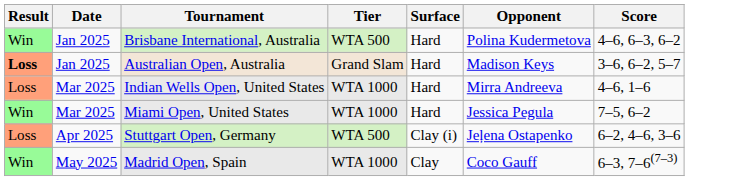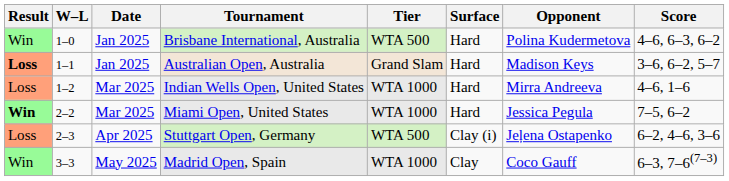+ column: (72, 16)
(21, 111) normal -> (22, 111) bold
